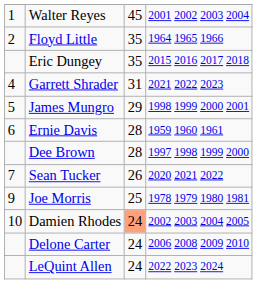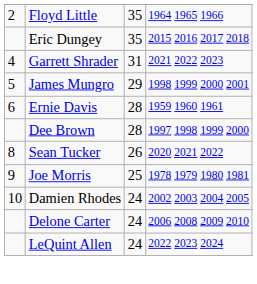- row: (67, 15)
(11, 175) 7 -> (11, 152) 8
(135, 221) lightsalmon background -> (135, 198) no background
